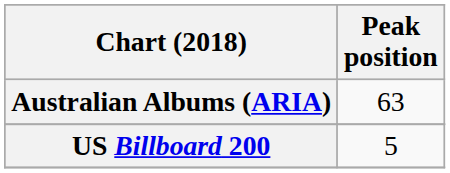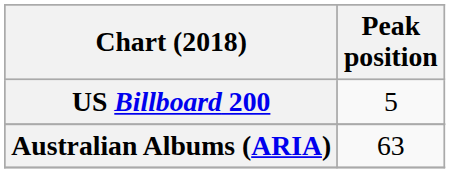rows swapped: (171, 101) <-> (171, 145)
